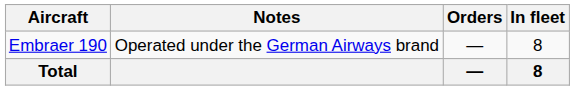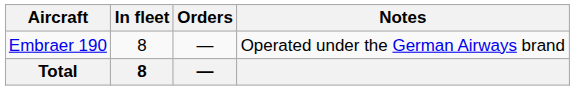columns swapped: (538, 17) <-> (277, 17)
